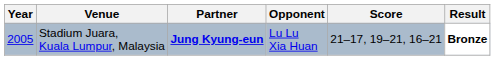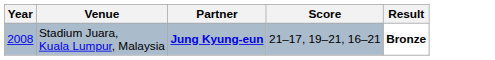- column: (297, 14)
(20, 39) 2005 -> (20, 39) 2008
